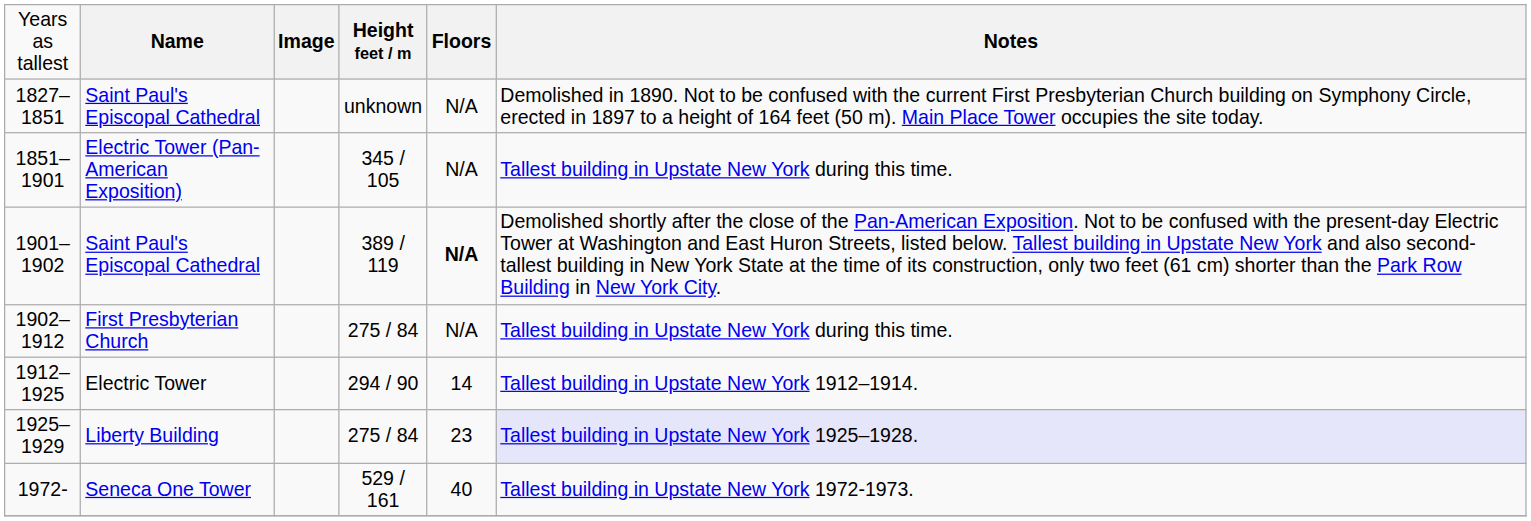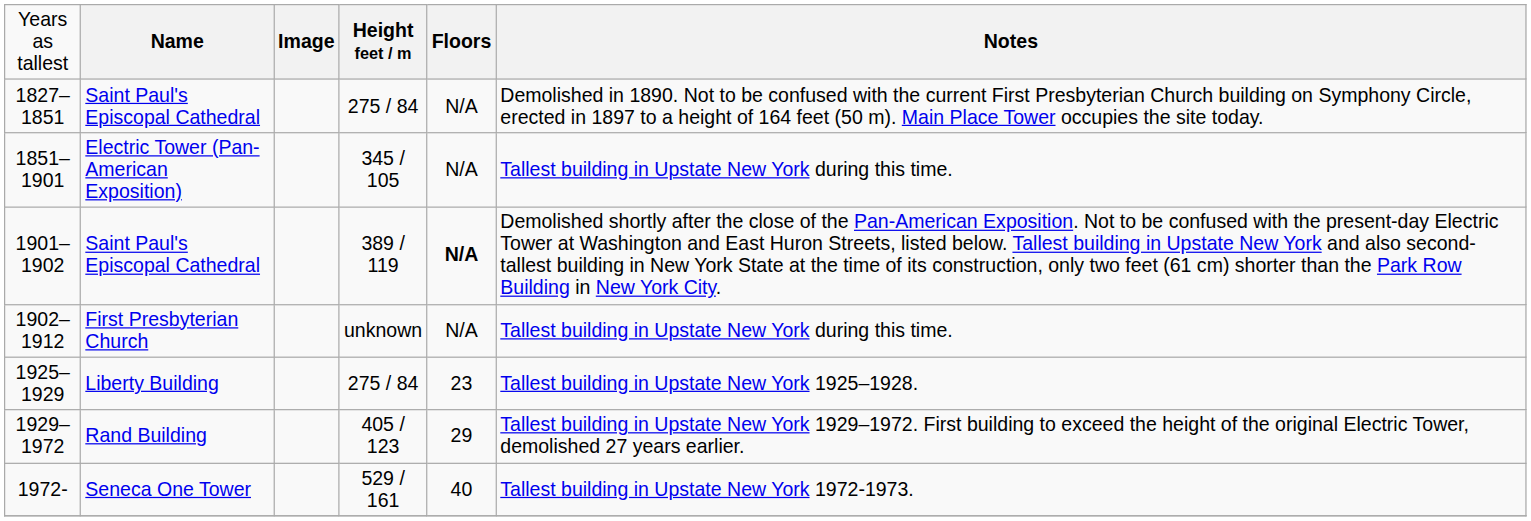(383, 105) unknown -> (383, 105) 275 / 84
(383, 330) 275 / 84 -> (383, 330) unknown
- row: (43, 383)
(709, 436) lavender background -> (709, 383) no background
+ row: (43, 436)
